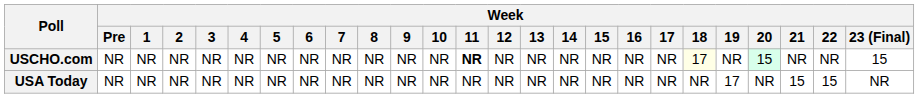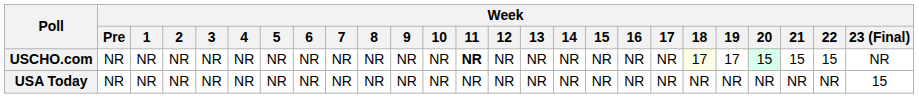(732, 59) NR -> (732, 59) 17
(797, 59) NR -> (797, 59) 15
(829, 59) NR -> (829, 59) 15
(879, 59) 15 -> (879, 59) NR
(732, 81) 17 -> (732, 81) NR
(797, 81) 15 -> (797, 81) NR
(829, 81) 15 -> (829, 81) NR
(879, 81) NR -> (879, 81) 15
